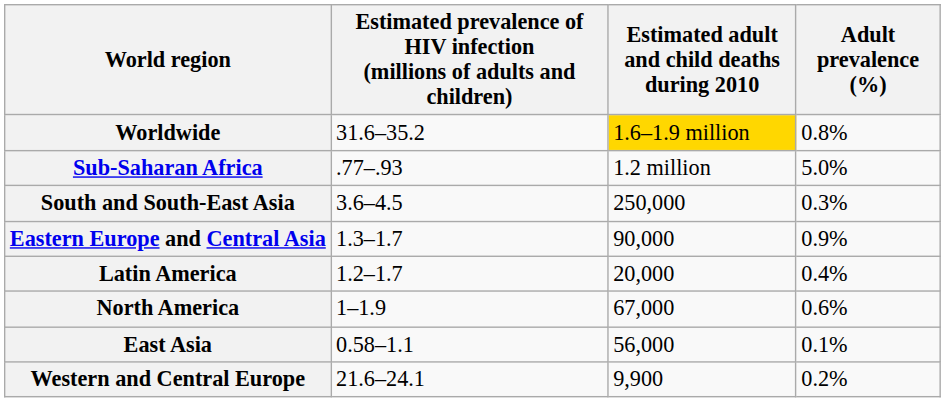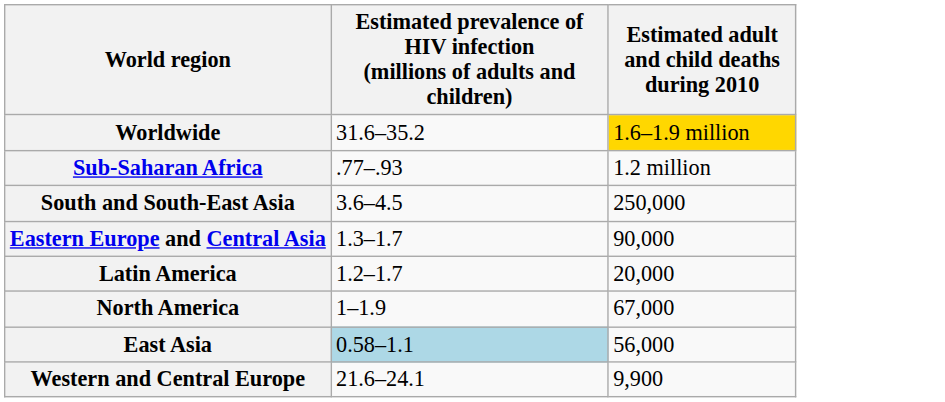- column: (868, 59)
(375, 344) no background -> (375, 344) lightblue background
